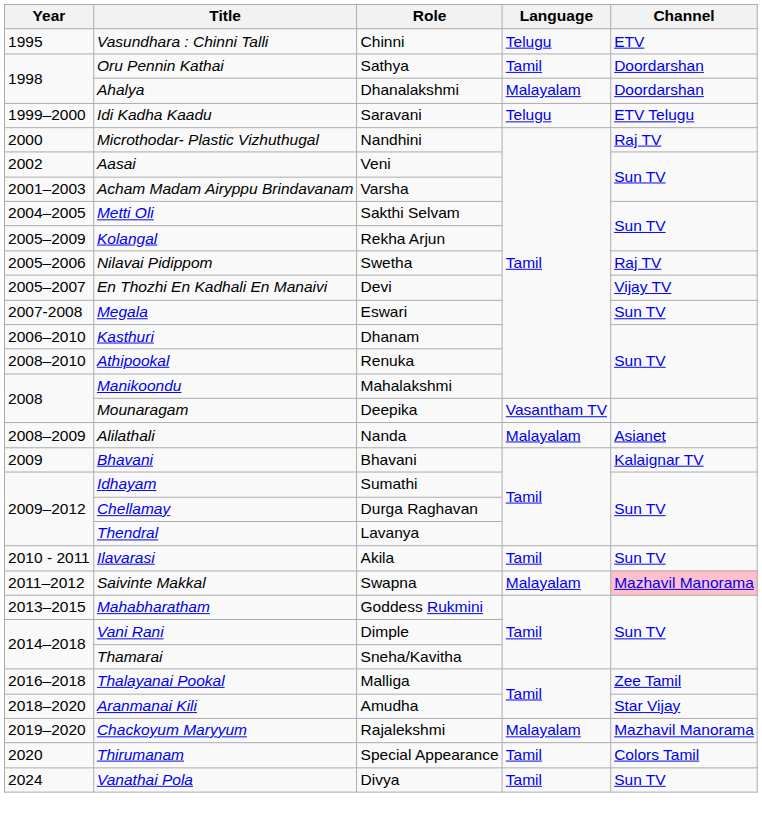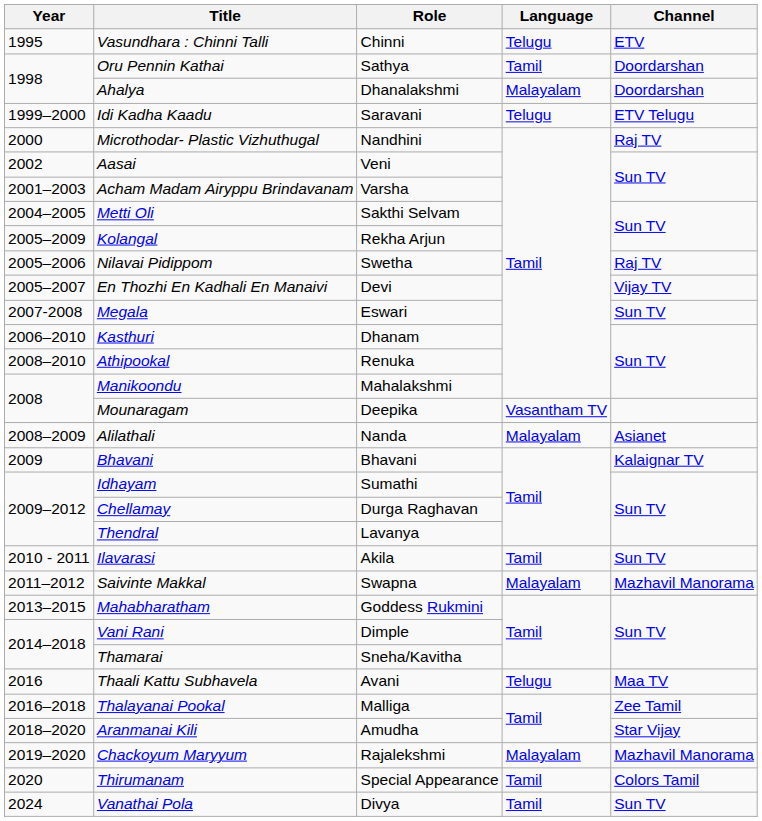(684, 582) pink background -> (684, 582) no background
+ row: (177, 681)
